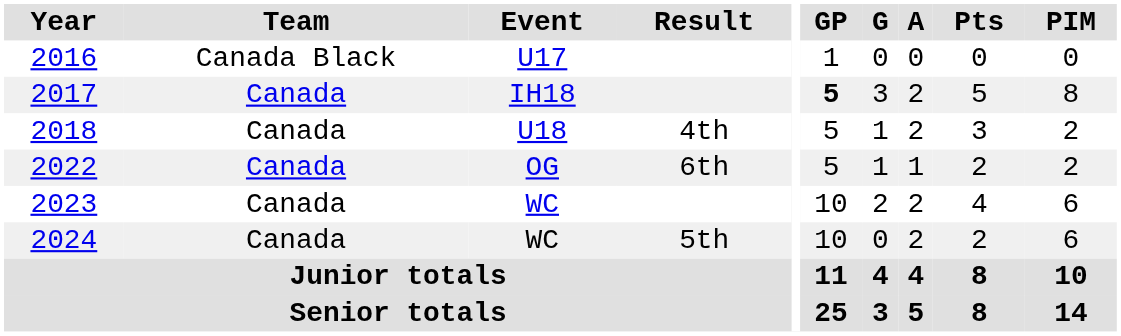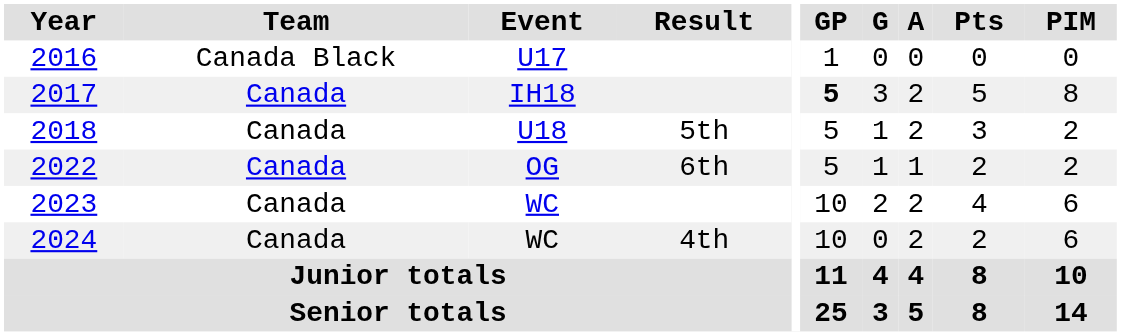(704, 131) 4th -> (704, 131) 5th
(704, 240) 5th -> (704, 240) 4th
